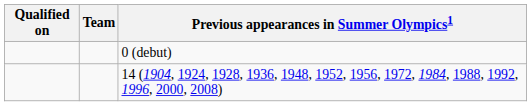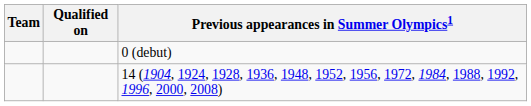columns swapped: (99, 23) <-> (42, 23)
